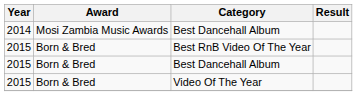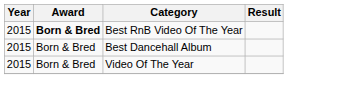- row: (19, 30)
(66, 47) normal -> (68, 30) bold
